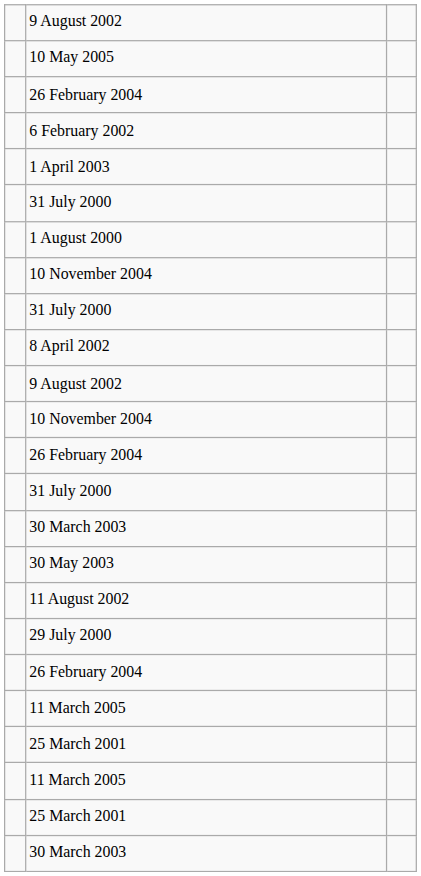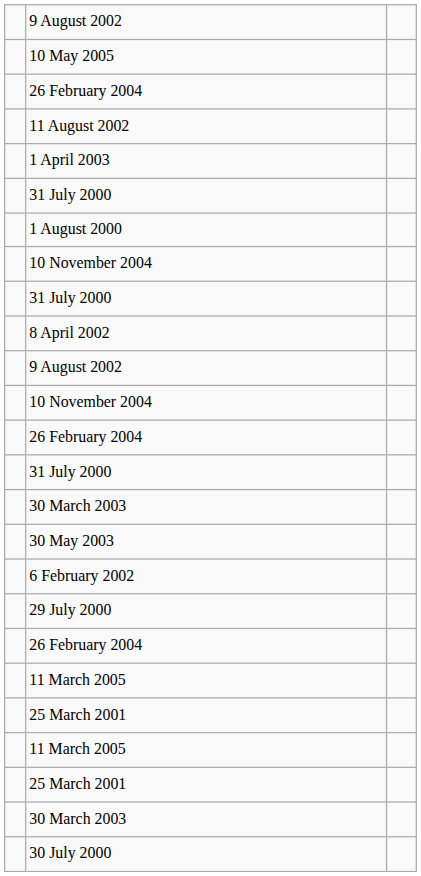rows swapped: (15, 600) <-> (15, 131)
+ row: (15, 854)
